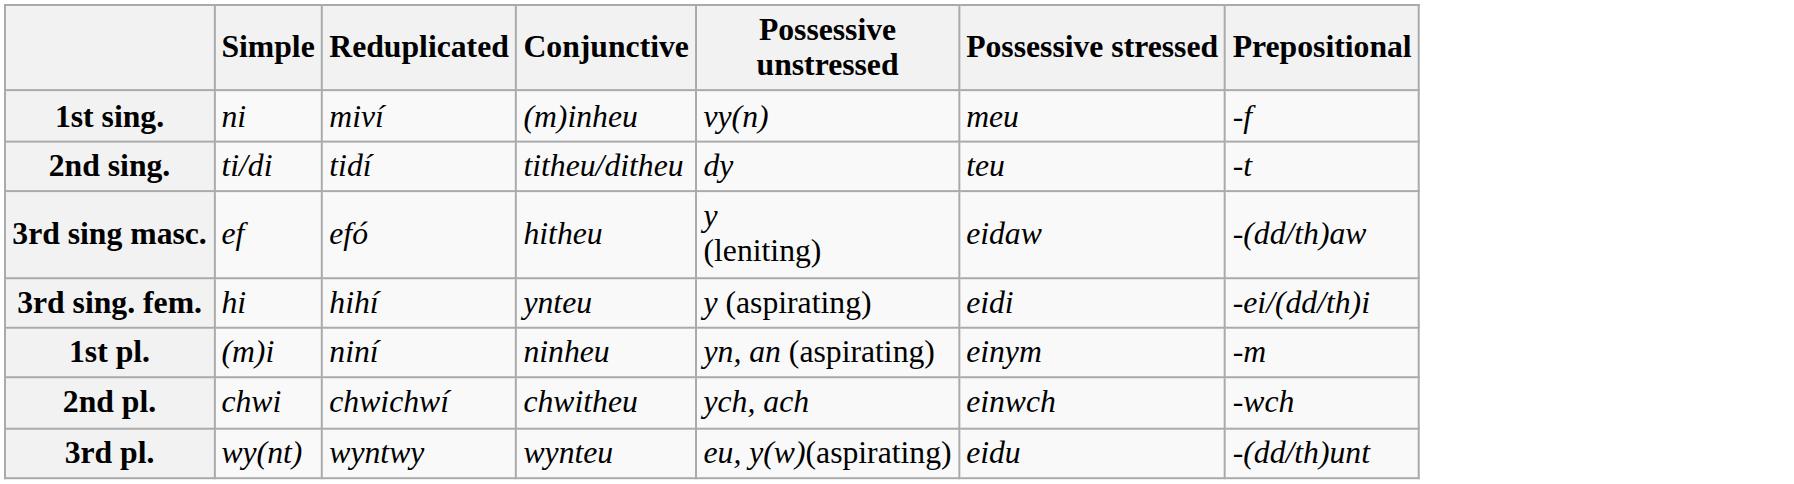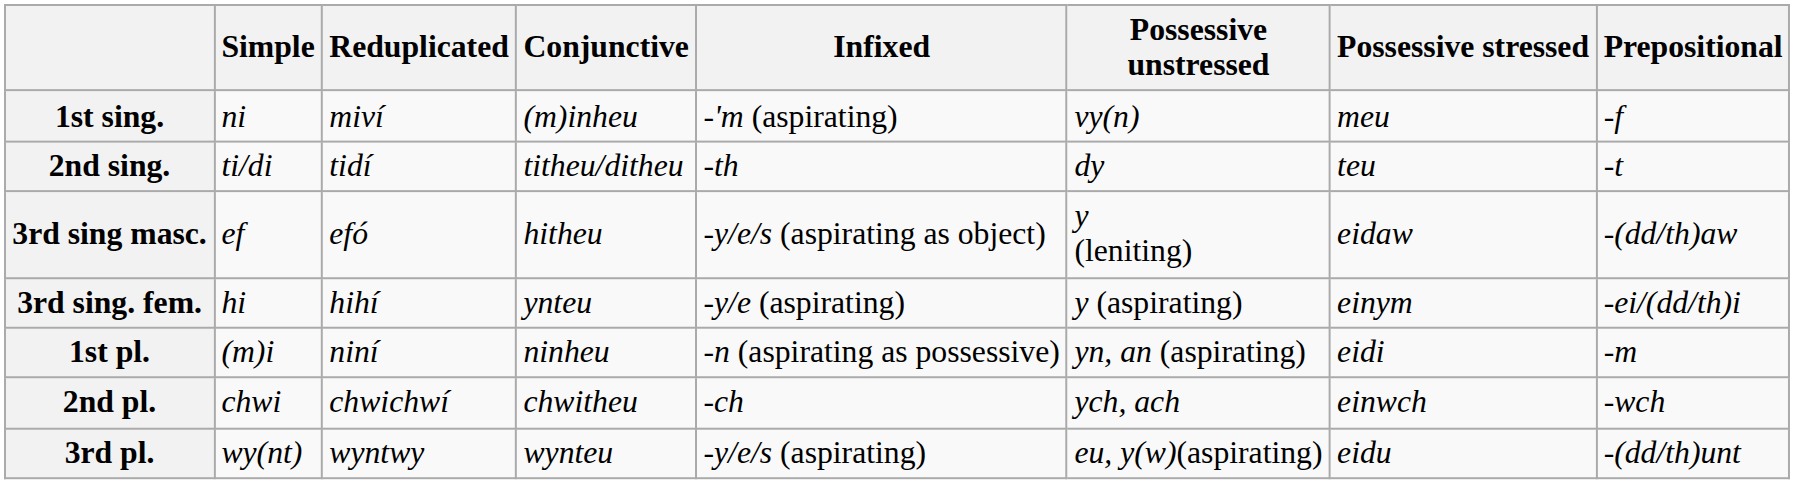+ column: (882, 47)
(990, 301) eidi -> (1375, 301) einym
(1004, 352) einym -> (1361, 352) eidi
